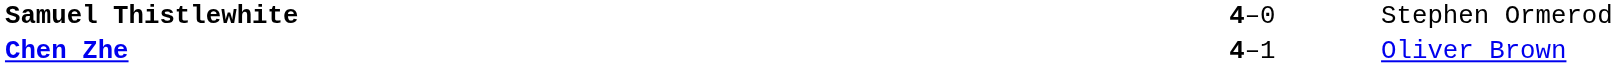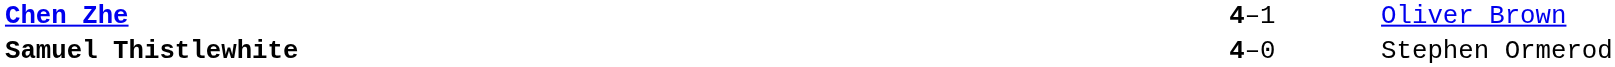rows swapped: (67, 51) <-> (152, 16)
